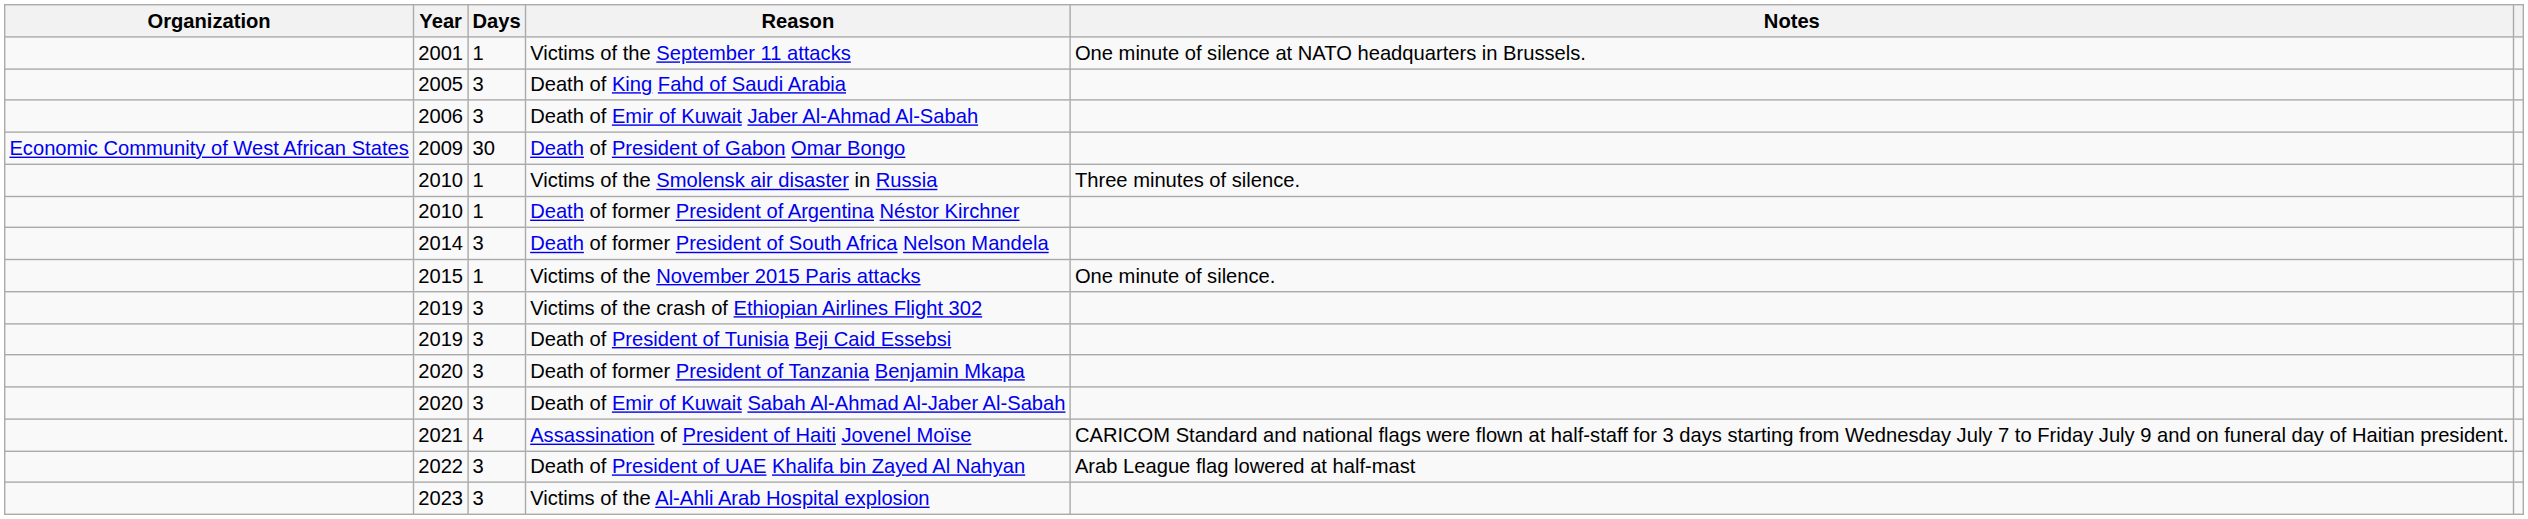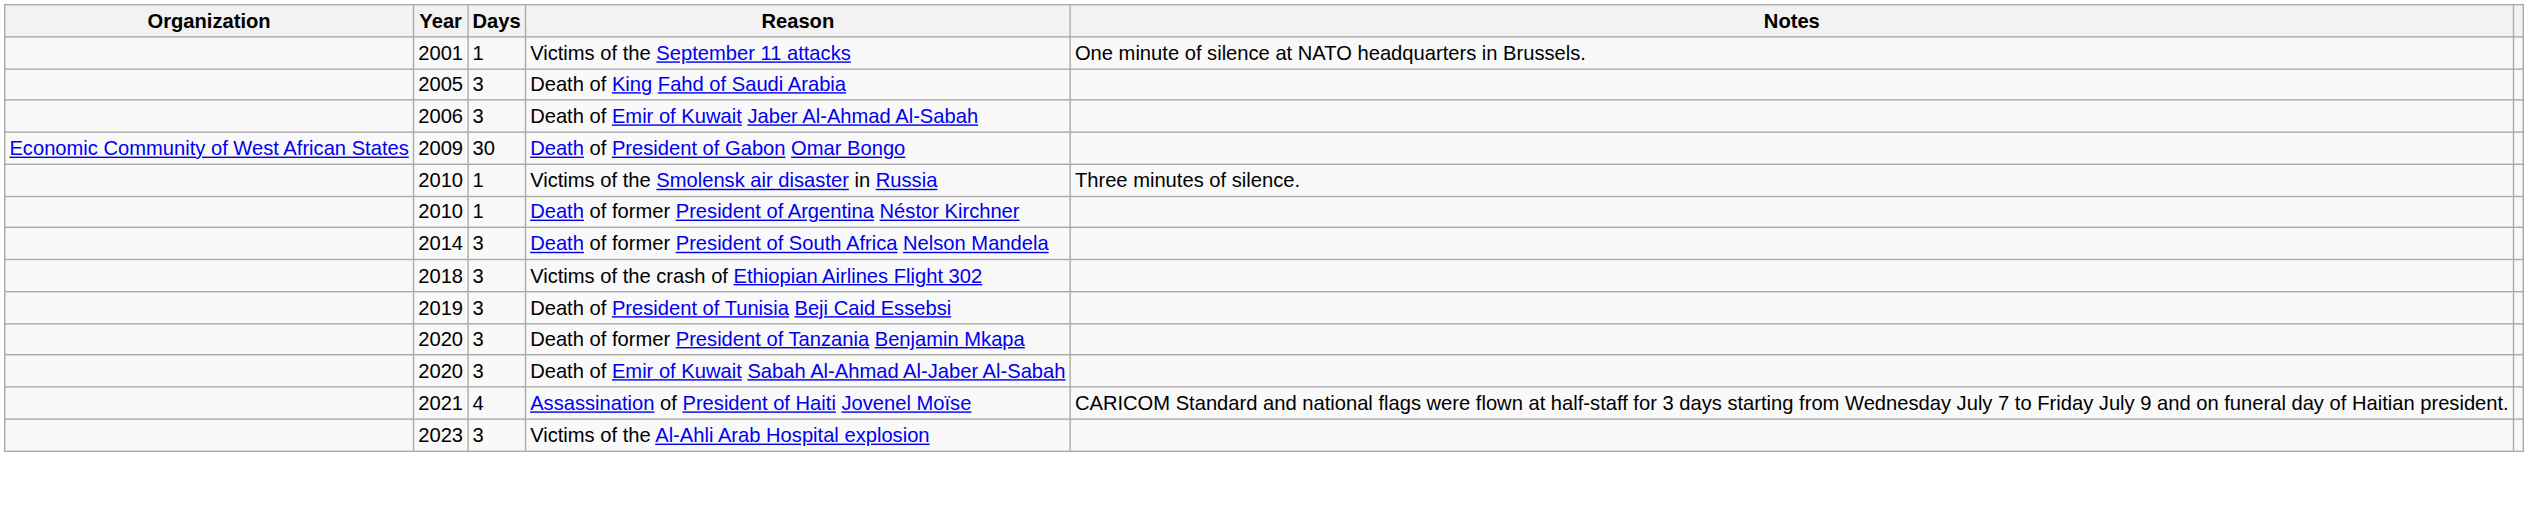- row: (725, 276)
(441, 308) 2019 -> (441, 276) 2018
- row: (778, 467)
